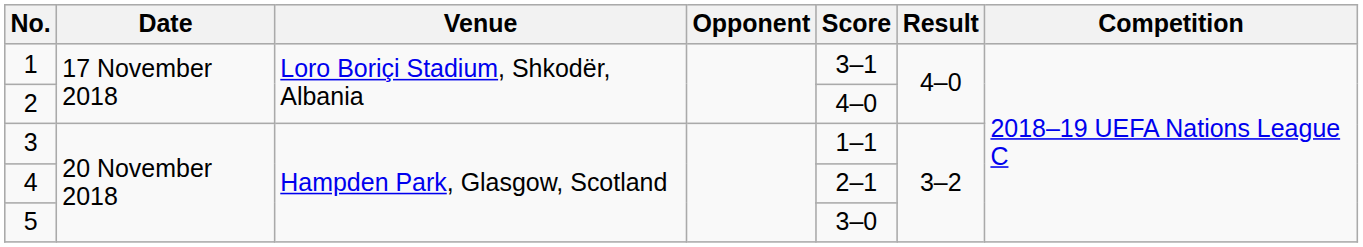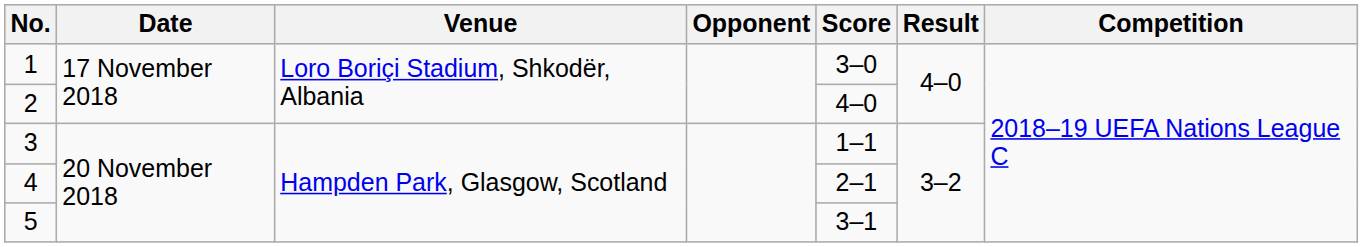(856, 63) 3–1 -> (856, 63) 3–0
(856, 222) 3–0 -> (856, 222) 3–1
